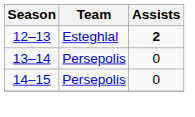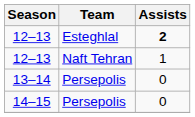+ row: (32, 58)
